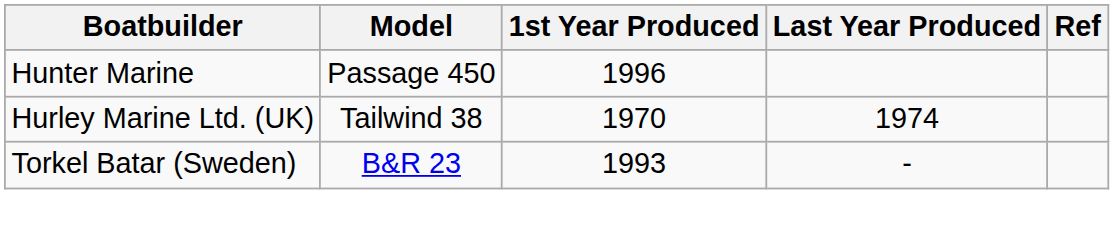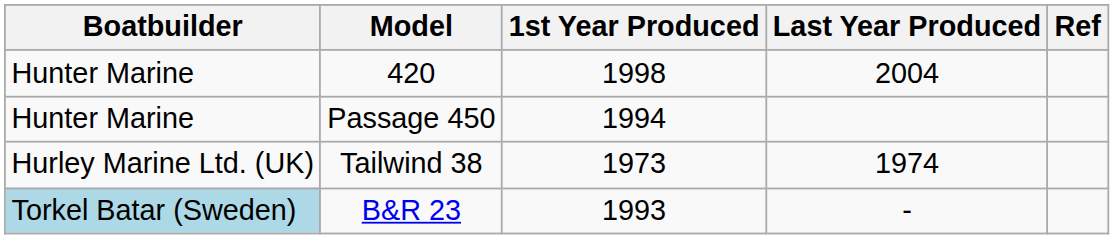+ row: (411, 73)
(634, 73) 1996 -> (634, 118) 1994
(634, 118) 1970 -> (634, 164) 1973
(154, 164) no background -> (154, 210) lightblue background
